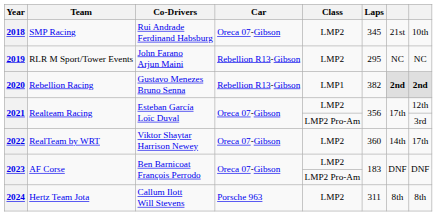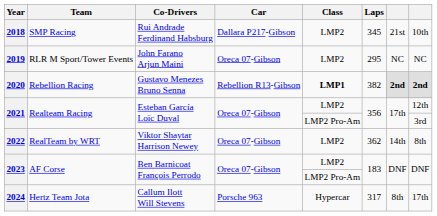(249, 33) Oreca 07-Gibson -> (256, 33) Dallara P217-Gibson
(259, 59) Rebellion R13-Gibson -> (249, 59) Oreca 07-Gibson
(332, 85) normal -> (332, 85) bold
(374, 141) 360 -> (374, 141) 362
(420, 141) 17th -> (420, 141) 8th
(332, 198) LMP2 -> (332, 198) Hypercar
(374, 198) 311 -> (374, 198) 317
(420, 198) 8th -> (420, 198) 17th
